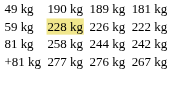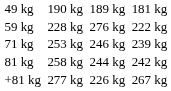(65, 26) khaki background -> (65, 26) no background
(107, 26) 226 kg -> (107, 26) 276 kg
+ row: (19, 44)
(107, 62) 276 kg -> (107, 80) 226 kg
